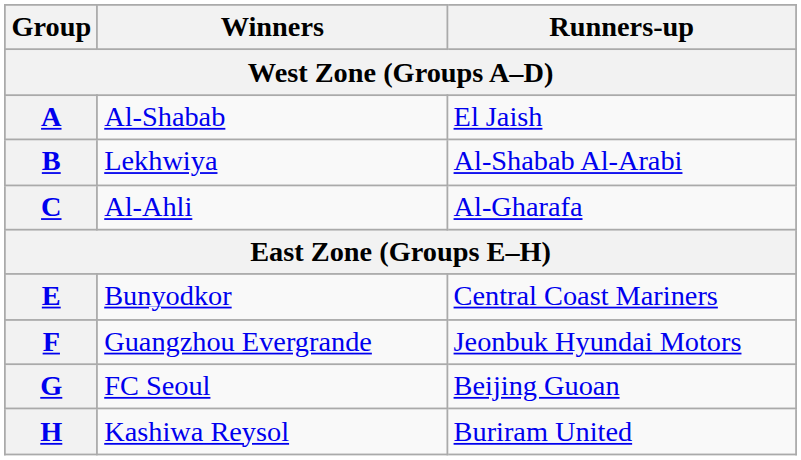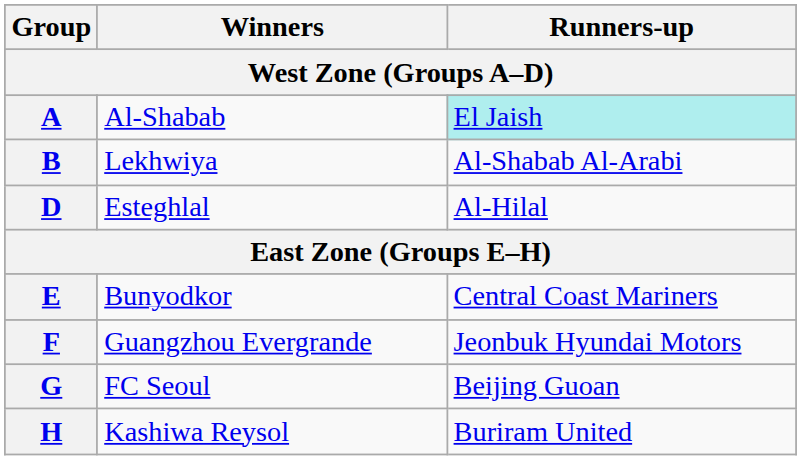(498, 116) no background -> (498, 116) paleturquoise background
- row: (51, 206)
+ row: (51, 206)
